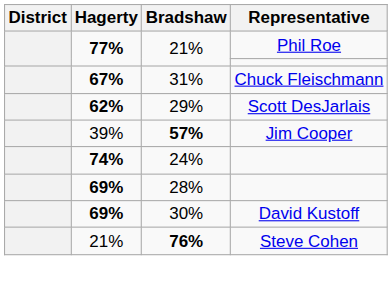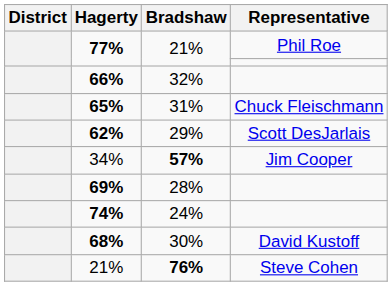+ row: (186, 79)
(106, 79) 67% -> (106, 106) 65%
(106, 133) 39% -> (106, 160) 34%
rows swapped: (186, 160) <-> (186, 187)
(106, 214) 69% -> (106, 240) 68%
